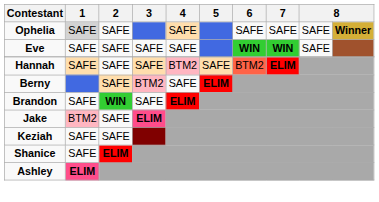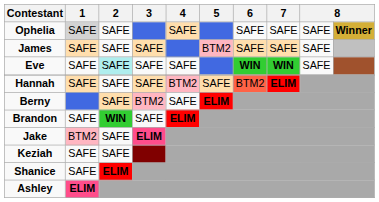+ row: (35, 48)
(116, 48) no background -> (116, 66) paleturquoise background
